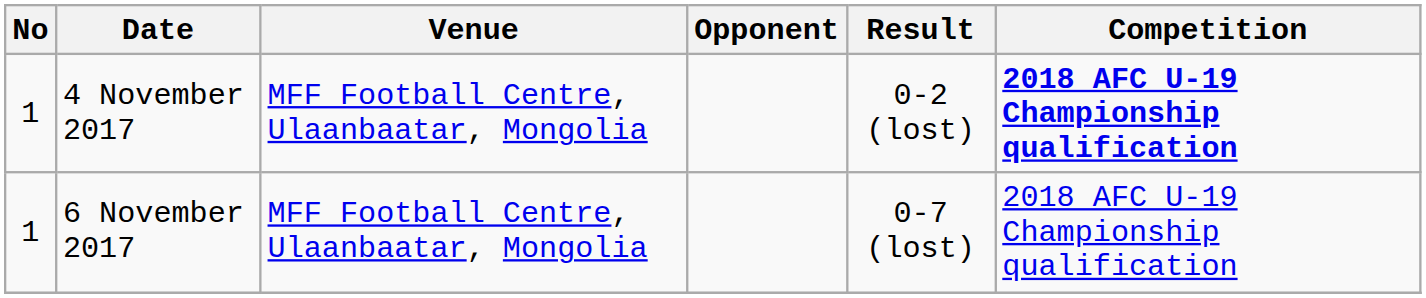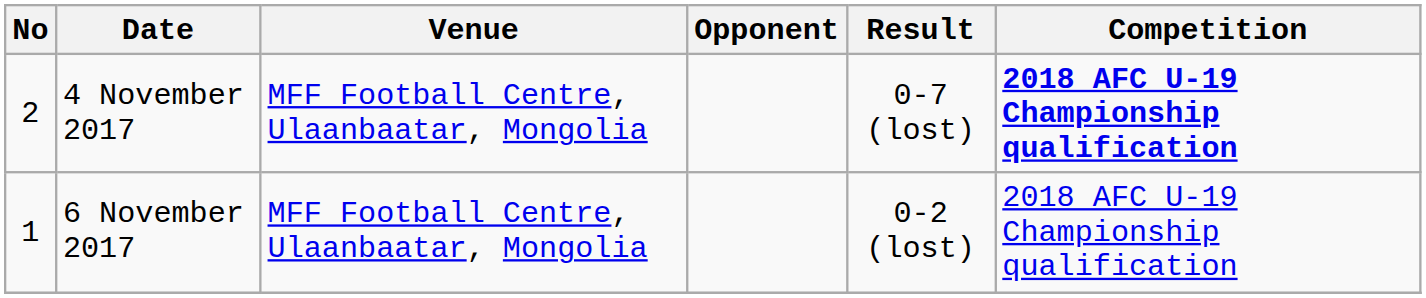(30, 114) 1 -> (30, 114) 2
(921, 114) 0-2 (lost) -> (921, 114) 0-7 (lost)
(921, 232) 0-7 (lost) -> (921, 232) 0-2 (lost)
